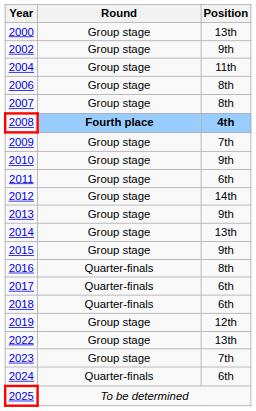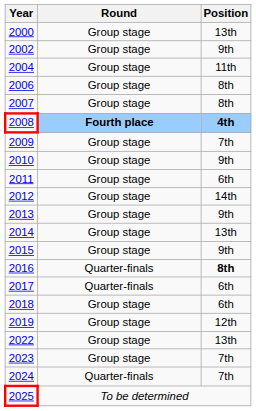(226, 269) normal -> (226, 269) bold
(119, 304) Quarter-finals -> (119, 304) Group stage
(226, 377) 6th -> (226, 377) 7th
